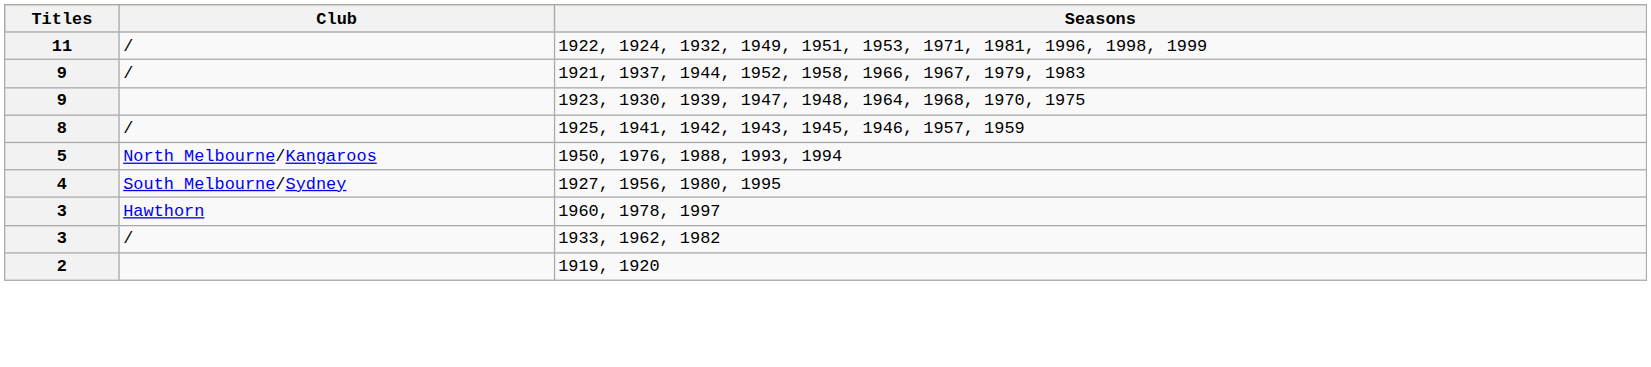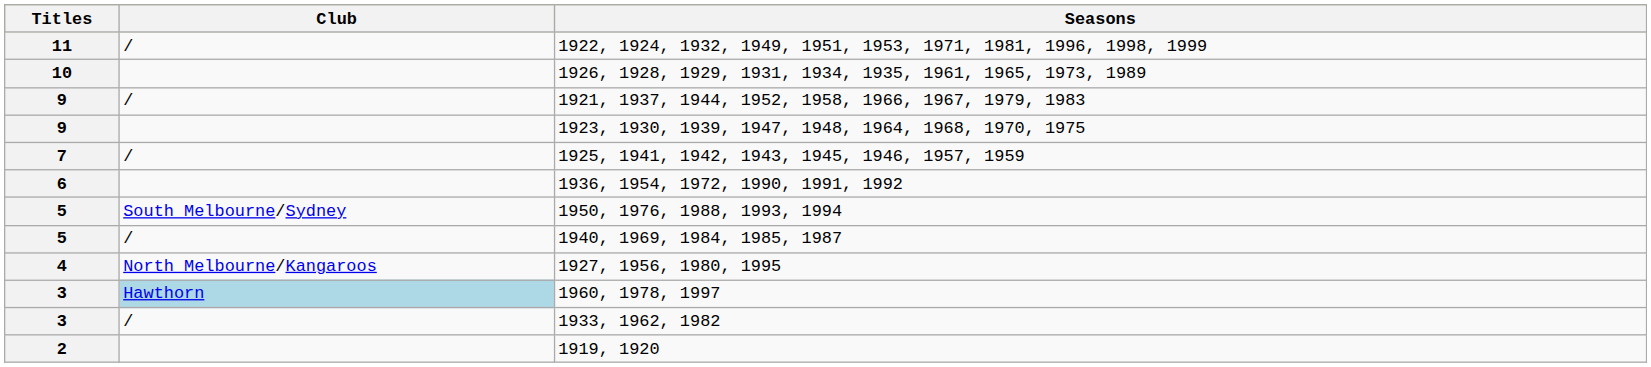+ row: (852, 74)
(62, 129) 8 -> (62, 156) 7
+ row: (731, 184)
(250, 156) North Melbourne/Kangaroos -> (235, 211) South Melbourne/Sydney
+ row: (700, 239)
(235, 184) South Melbourne/Sydney -> (250, 266) North Melbourne/Kangaroos
(164, 211) no background -> (164, 294) lightblue background
